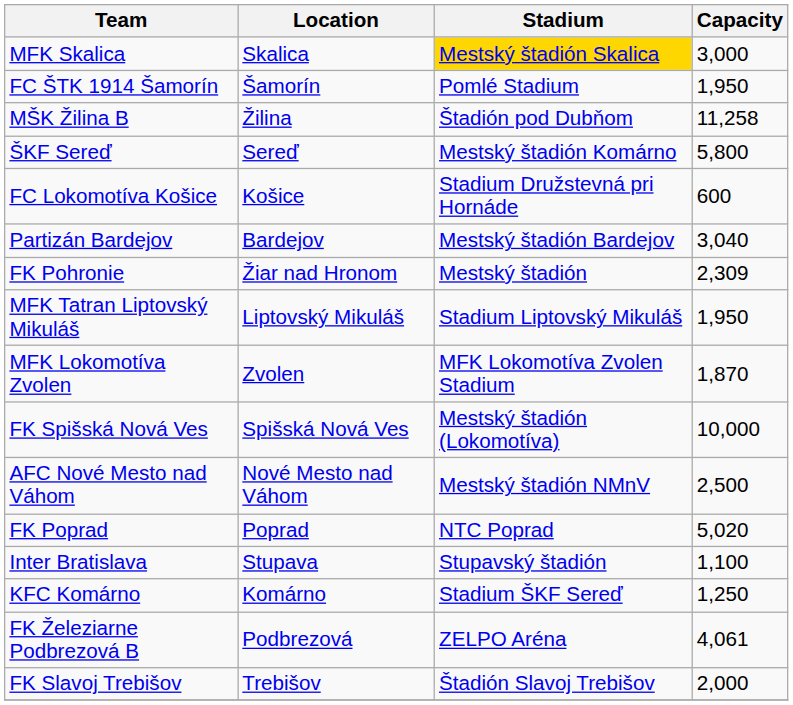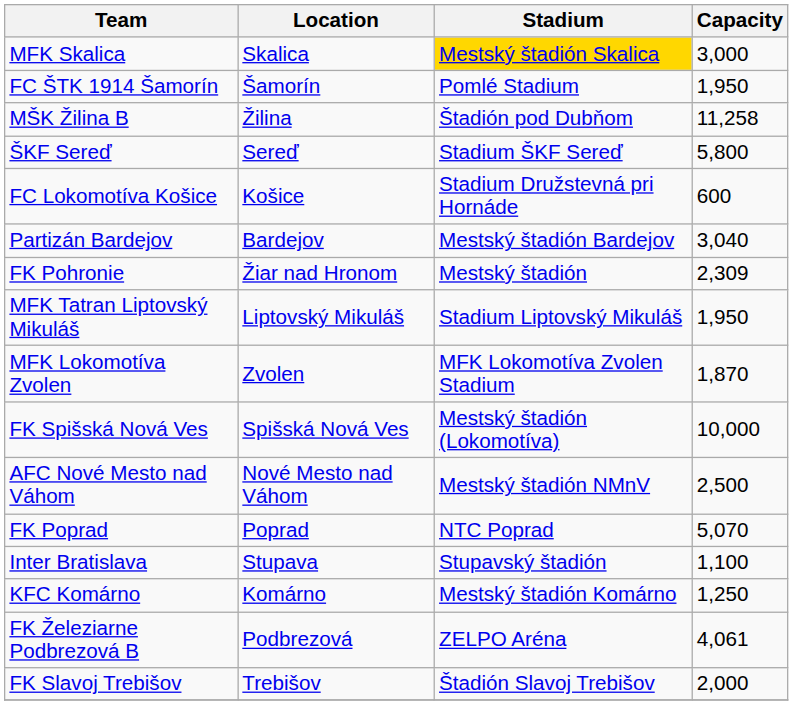(558, 151) Mestský štadión Komárno -> (531, 151) Stadium ŠKF Sereď
(723, 529) 5,020 -> (723, 529) 5,070
(531, 595) Stadium ŠKF Sereď -> (558, 595) Mestský štadión Komárno
